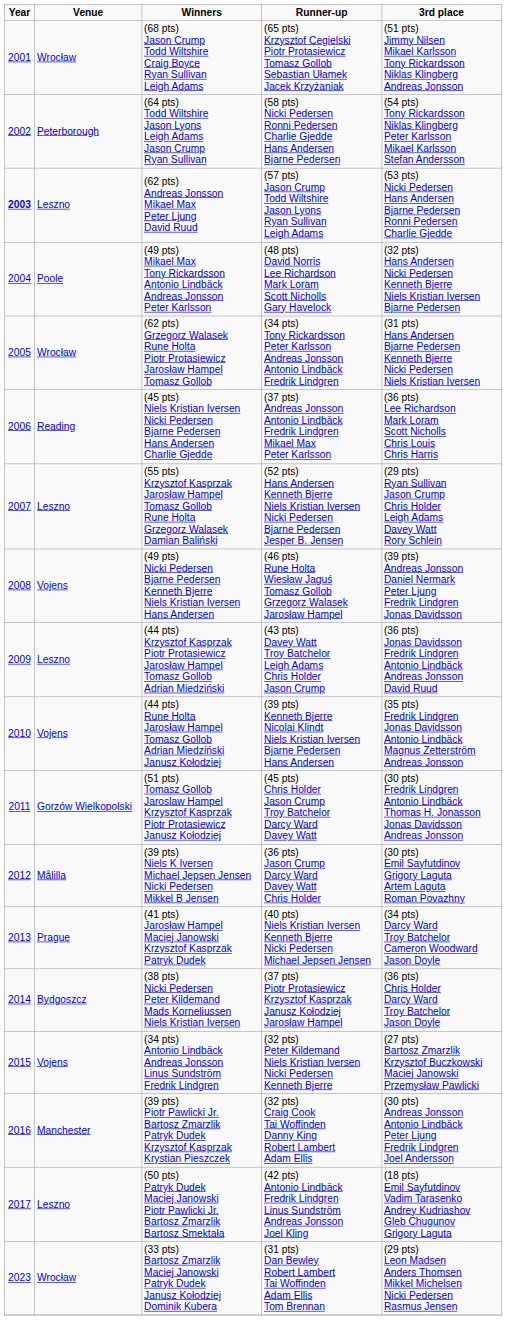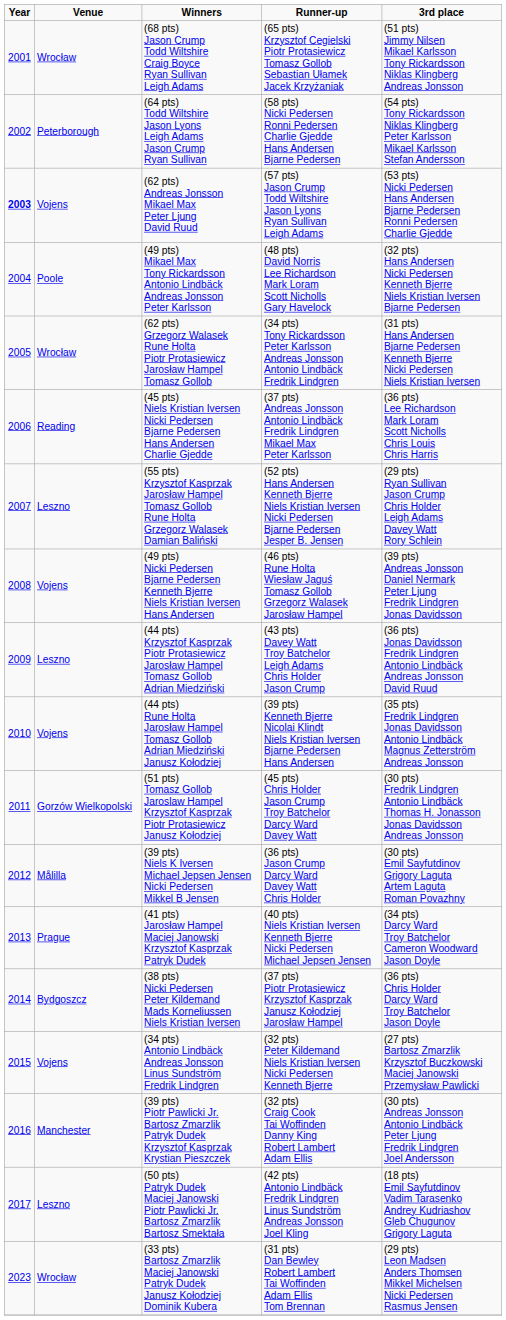(54, 205) Leszno -> (52, 205) Vojens
